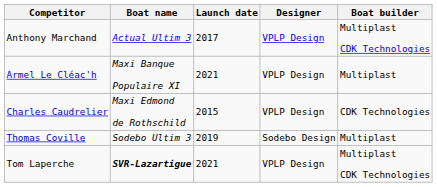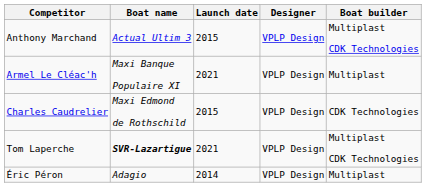(207, 38) 2017 -> (207, 38) 2015
- row: (46, 138)
+ row: (35, 175)
